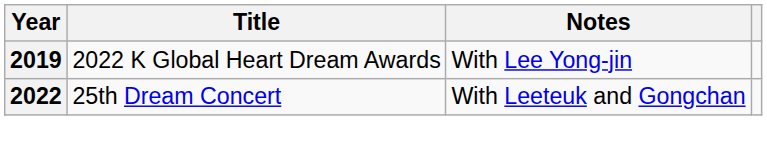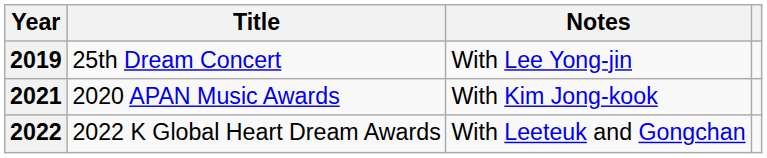(257, 59) 2022 K Global Heart Dream Awards -> (177, 59) 25th Dream Concert
+ row: (36, 96)
(177, 96) 25th Dream Concert -> (257, 133) 2022 K Global Heart Dream Awards
